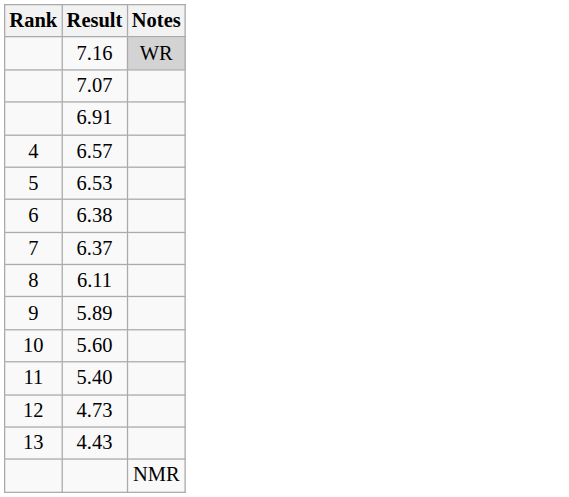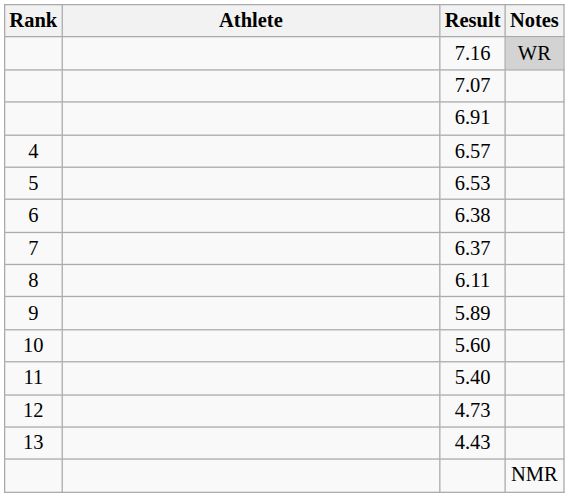+ column: (251, 20)
